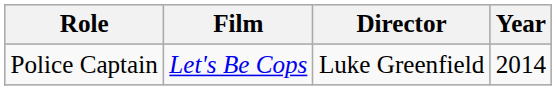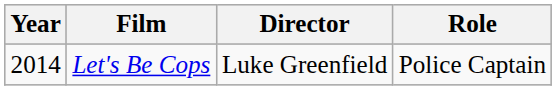columns swapped: (521, 24) <-> (84, 24)
